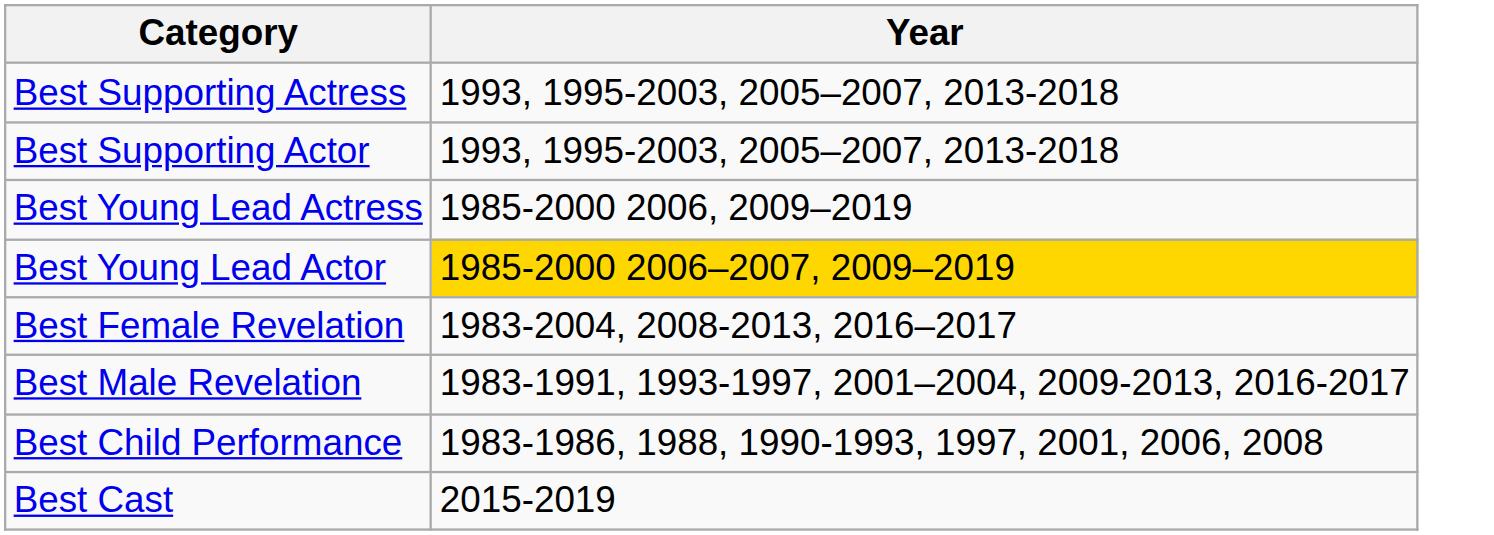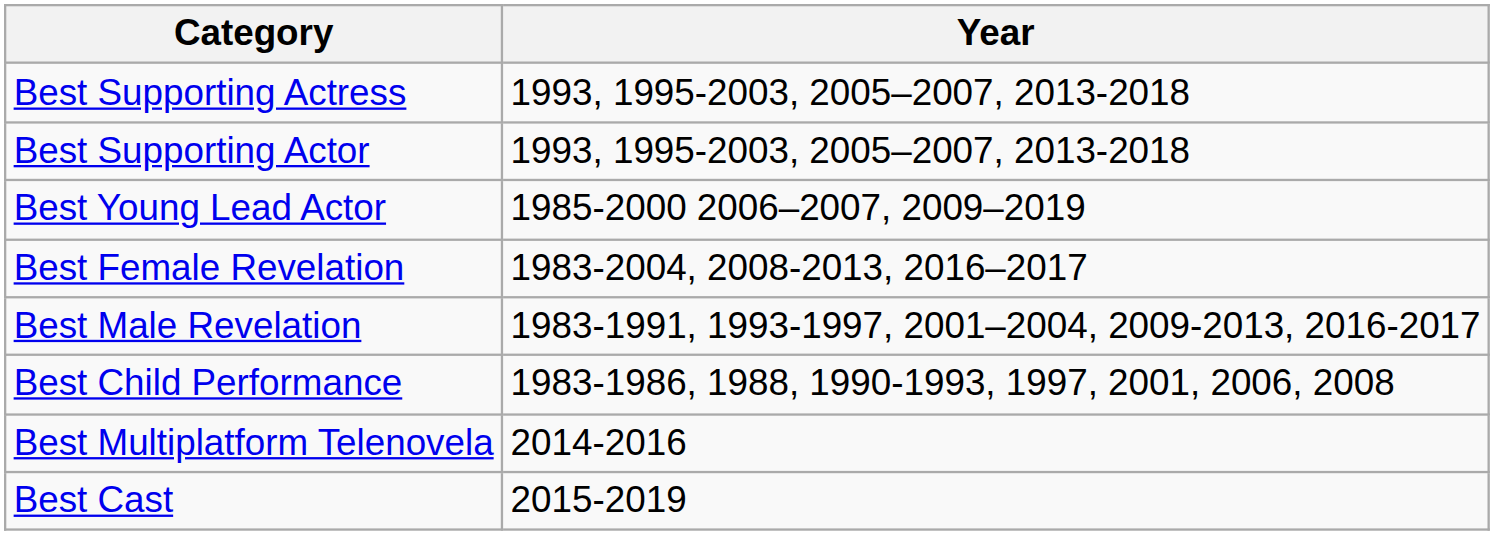- row: (218, 208)
(727, 267) gold background -> (798, 208) no background
+ row: (254, 442)
